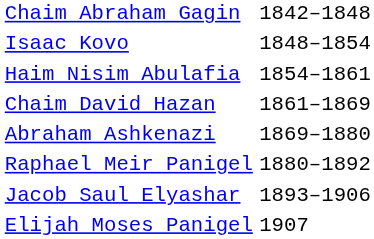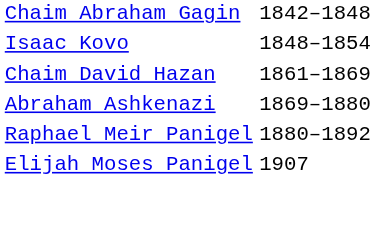- row: (123, 74)
- row: (123, 195)
